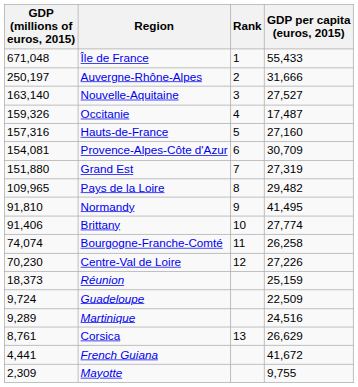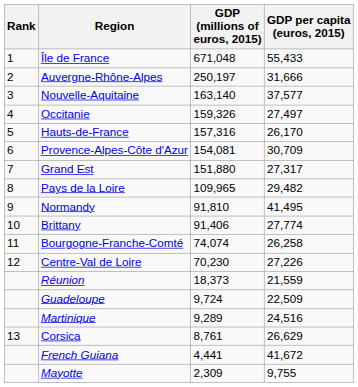columns swapped: (247, 26) <-> (41, 26)
(285, 95) 27,527 -> (285, 95) 37,577
(285, 114) 17,487 -> (285, 114) 27,497
(285, 132) 27,160 -> (285, 132) 26,170
(285, 169) 27,319 -> (285, 169) 27,317
(285, 280) 25,159 -> (285, 280) 21,559
